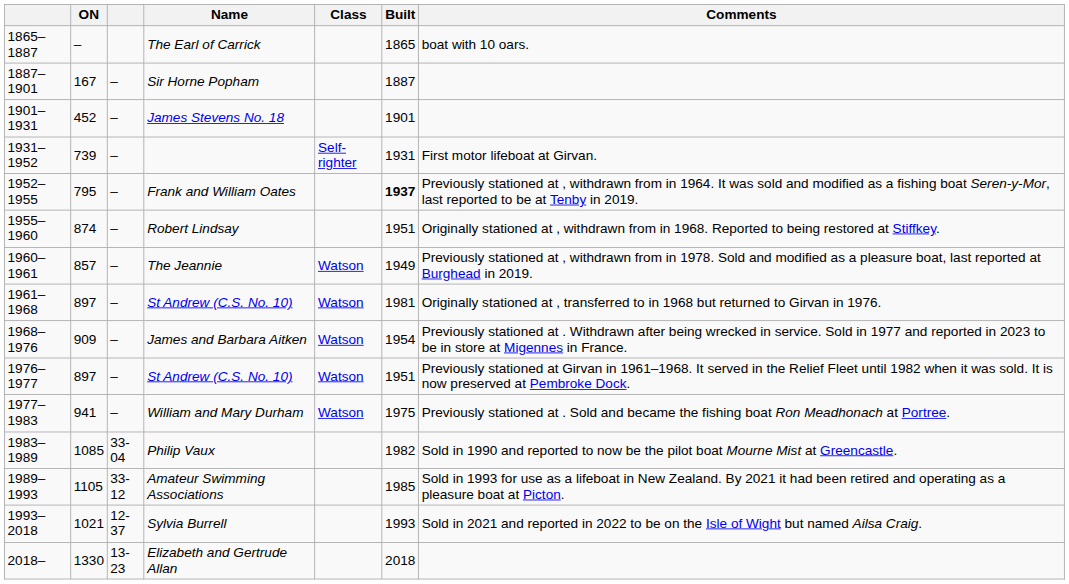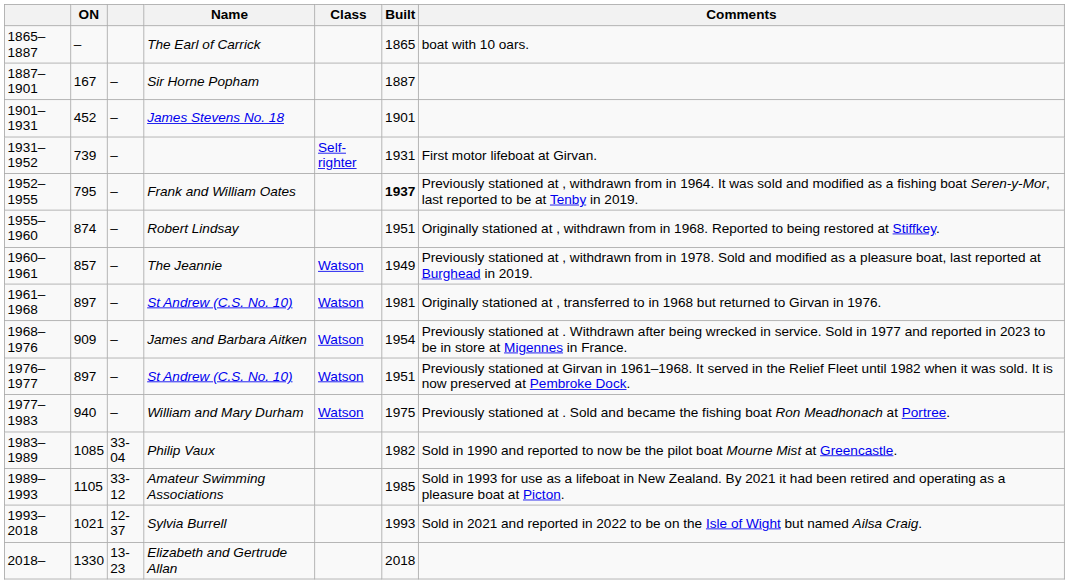(85, 413) 941 -> (85, 413) 940
